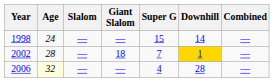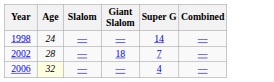- column: (200, 17)
(159, 38) 15 -> (159, 38) 14
